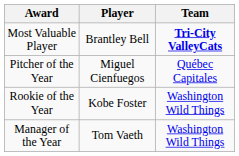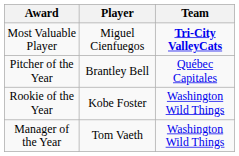(117, 39) Brantley Bell -> (117, 39) Miguel Cienfuegos
(117, 71) Miguel Cienfuegos -> (117, 71) Brantley Bell
